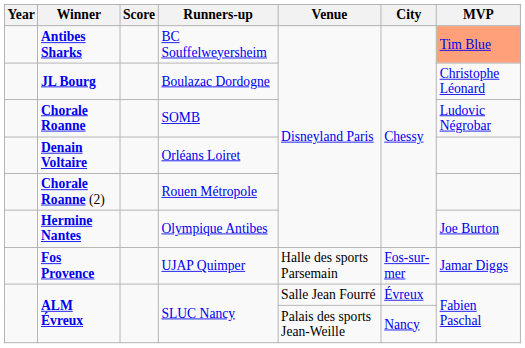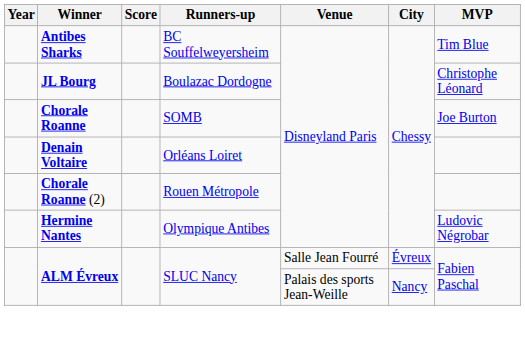(465, 44) lightsalmon background -> (463, 44) no background
(465, 118) Ludovic Négrobar -> (467, 118) Joe Burton
(469, 228) Joe Burton -> (463, 228) Ludovic Négrobar
- row: (68, 265)
